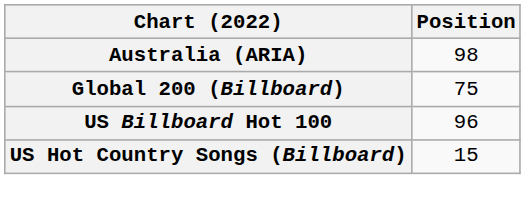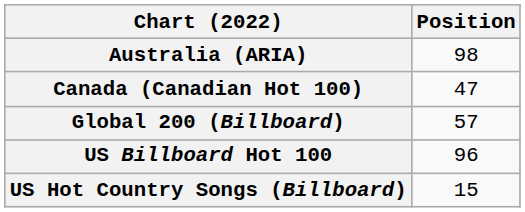+ row: (208, 89)
(466, 89) 75 -> (466, 123) 57
